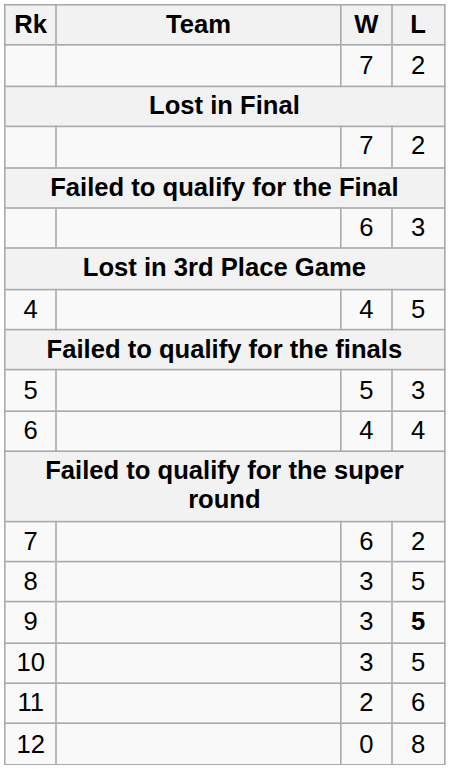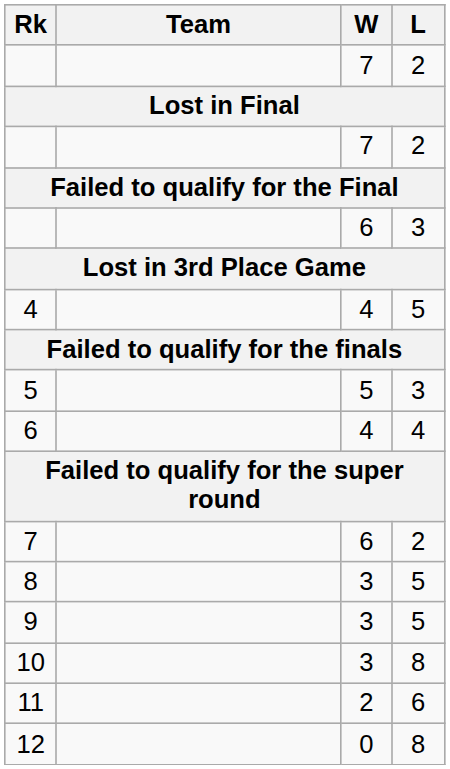(418, 622) bold -> (418, 622) normal
(418, 662) 5 -> (418, 662) 8
